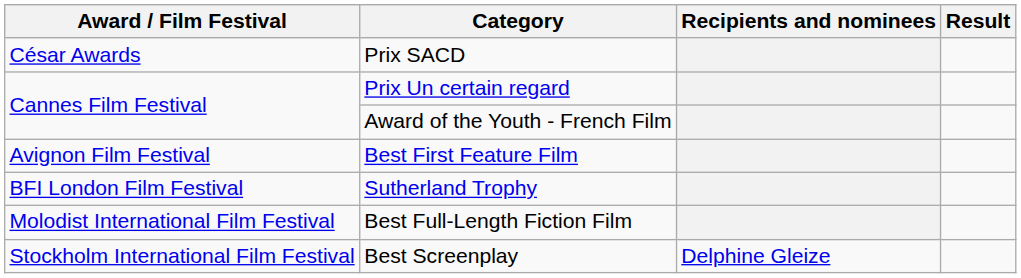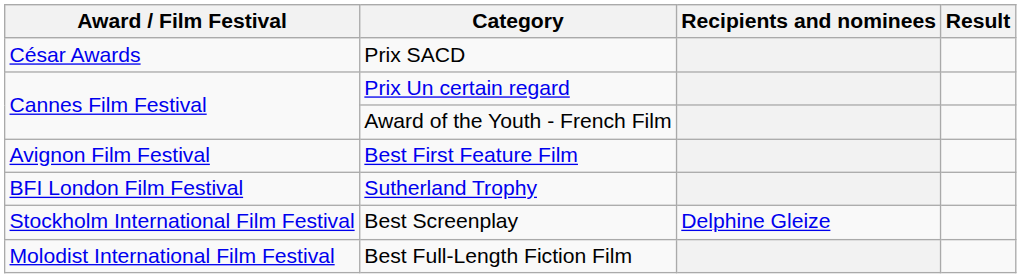rows swapped: (498, 222) <-> (441, 255)
